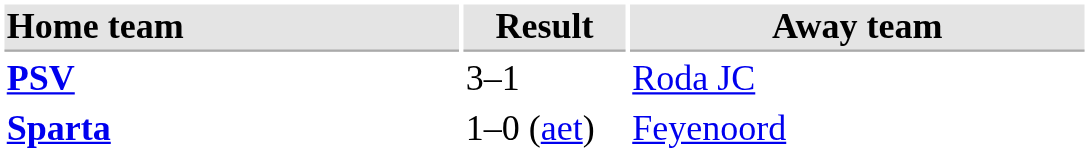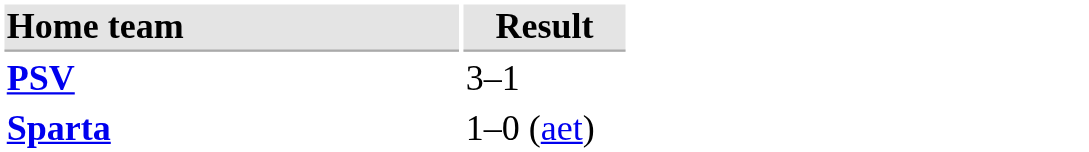- column: (857, 26)
